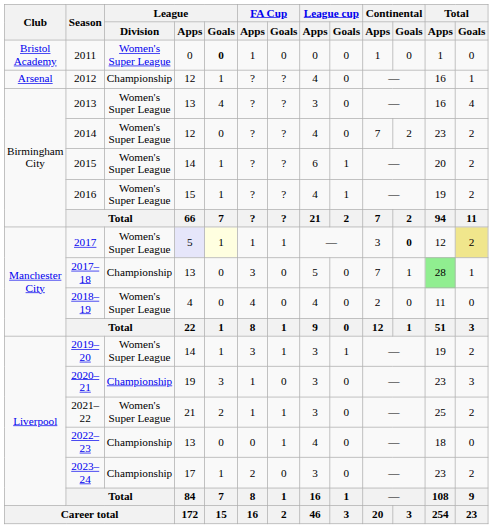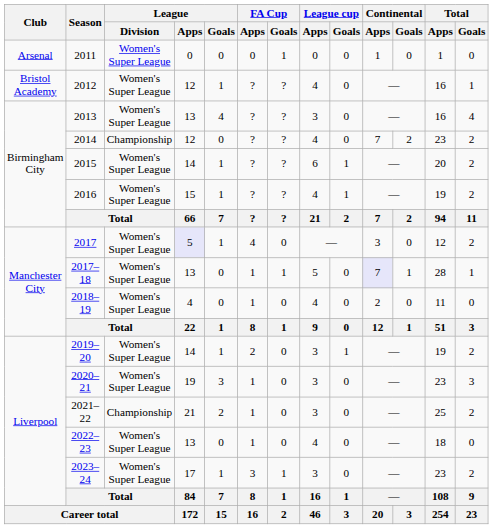(35, 55) Bristol Academy -> (35, 55) Arsenal
(221, 55) bold -> (221, 55) normal
(252, 55) 1 -> (252, 55) 0
(284, 55) 0 -> (284, 55) 1
(35, 79) Arsenal -> (35, 85) Bristol Academy
(140, 79) Championship -> (140, 85) Women's Super League
(140, 133) Women's Super League -> (140, 139) Championship
(221, 242) lightyellow background -> (221, 242) no background
(252, 242) 1 -> (252, 242) 4
(284, 242) 1 -> (284, 242) 0
(409, 242) bold -> (409, 242) normal
(472, 242) khaki background -> (472, 242) no background
(140, 272) Championship -> (140, 272) Women's Super League
(252, 272) 3 -> (252, 272) 1
(284, 272) 0 -> (284, 272) 1
(378, 272) no background -> (378, 272) lavender background
(440, 272) lightgreen background -> (440, 272) no background
(252, 303) 4 -> (252, 303) 1
(252, 351) 3 -> (252, 351) 2
(284, 351) 1 -> (284, 351) 0
(140, 381) Championship -> (140, 381) Women's Super League
(140, 412) Women's Super League -> (140, 412) Championship
(284, 412) 1 -> (284, 412) 0
(140, 442) Championship -> (140, 442) Women's Super League
(252, 442) 0 -> (252, 442) 1
(284, 442) 1 -> (284, 442) 0
(140, 472) Championship -> (140, 472) Women's Super League
(252, 472) 2 -> (252, 472) 3
(284, 472) 0 -> (284, 472) 1
